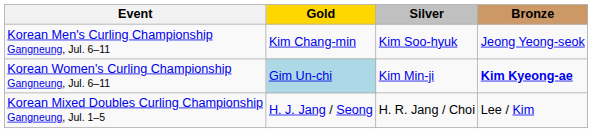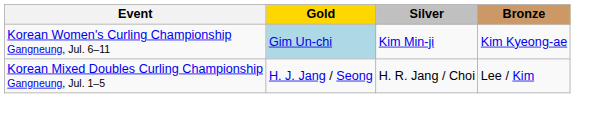- row: (110, 41)
(527, 75) bold -> (524, 41) normal
